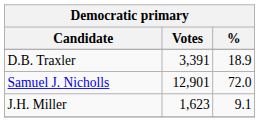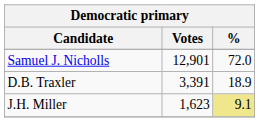rows swapped: (58, 83) <-> (42, 60)
(243, 105) no background -> (243, 105) khaki background
